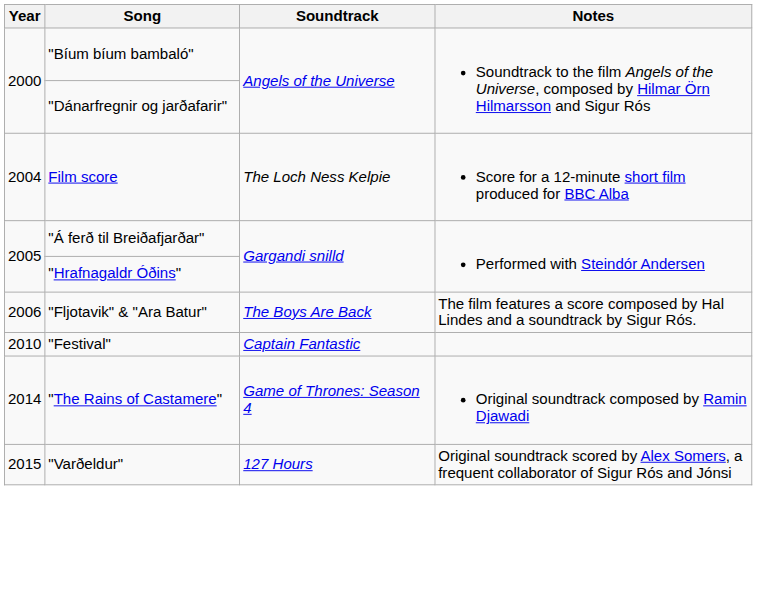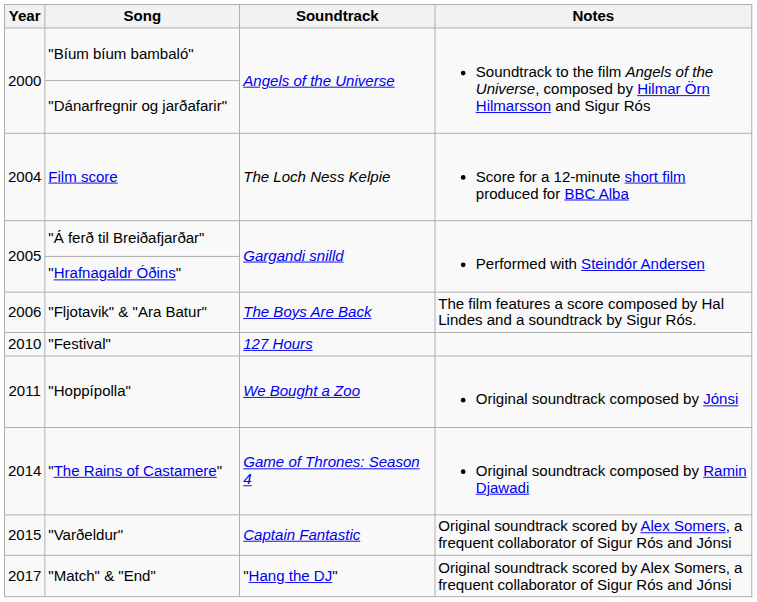(302, 344) Captain Fantastic -> (278, 344) 127 Hours
+ row: (90, 391)
(278, 464) 127 Hours -> (302, 535) Captain Fantastic
+ row: (102, 576)
